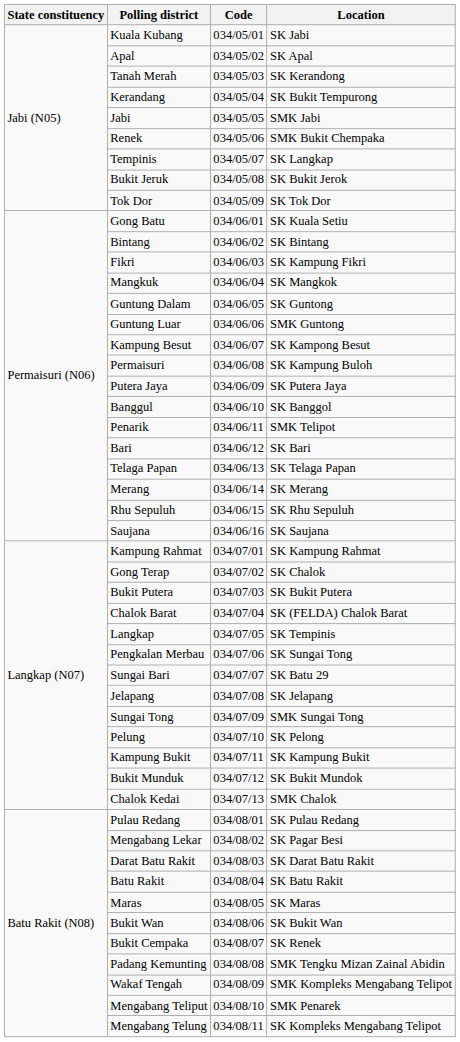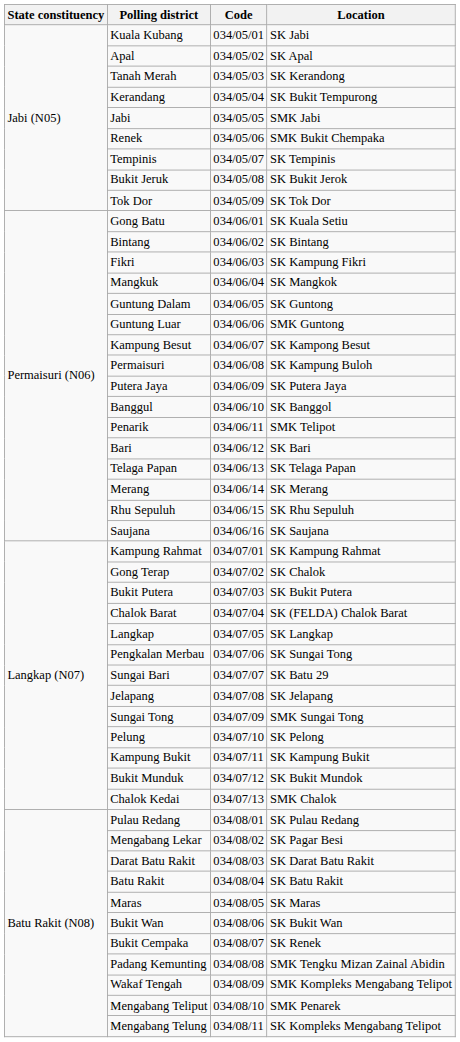(301, 158) SK Langkap -> (303, 158) SK Tempinis
(303, 633) SK Tempinis -> (301, 633) SK Langkap
